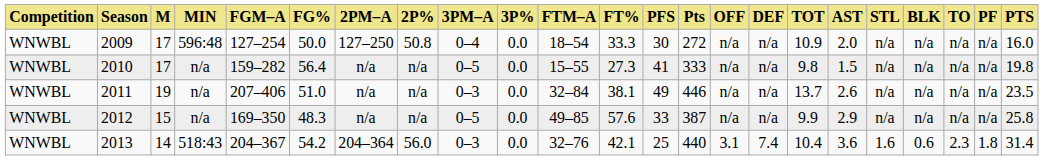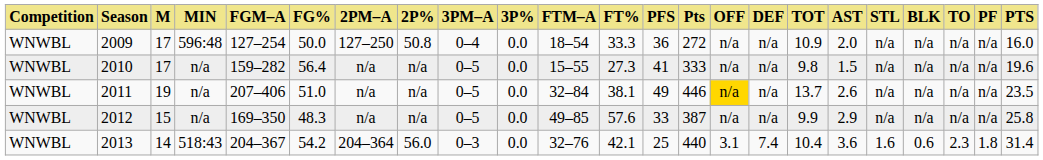(661, 42) 30 -> (661, 42) 36
(1020, 67) 19.8 -> (1020, 67) 19.6
(468, 92) 0–3 -> (468, 92) 0–5
(729, 92) no background -> (729, 92) gold background
